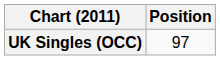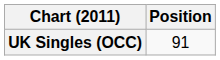(180, 42) 97 -> (180, 42) 91
